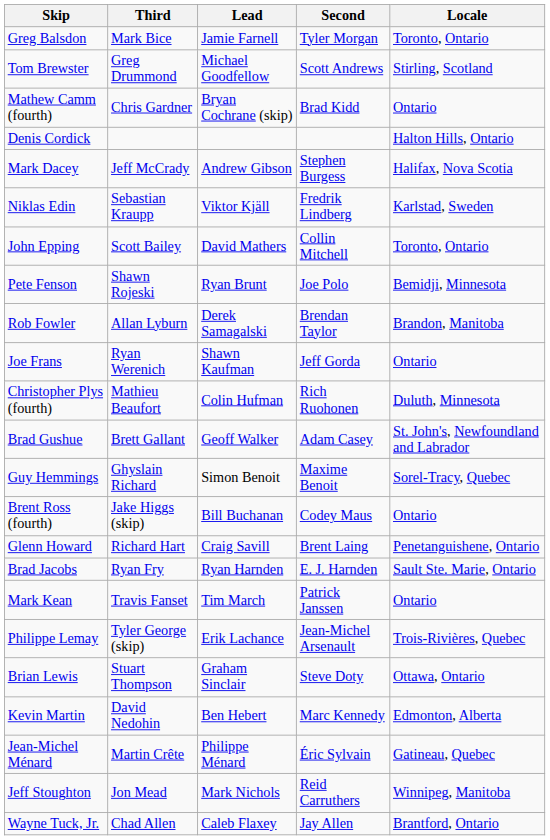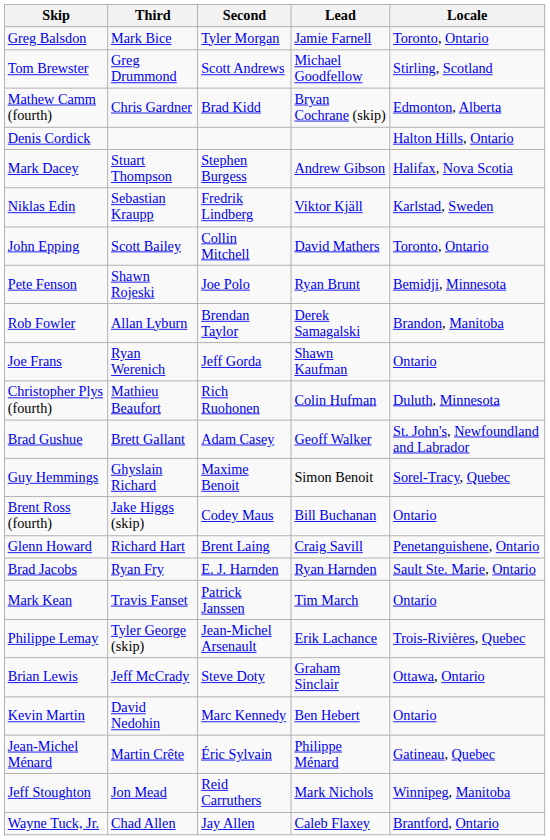columns swapped: (343, 15) <-> (247, 15)
(415, 107) Ontario -> (447, 107) Edmonton, Alberta
(150, 168) Jeff McCrady -> (141, 168) Stuart Thompson
(141, 677) Stuart Thompson -> (150, 677) Jeff McCrady
(447, 715) Edmonton, Alberta -> (415, 715) Ontario
